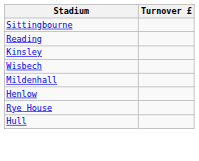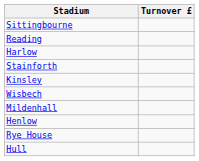+ row: (22, 53)
+ row: (32, 66)
